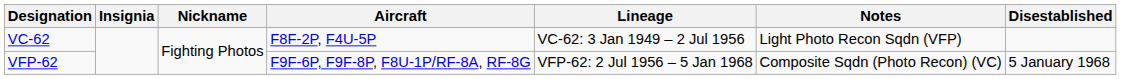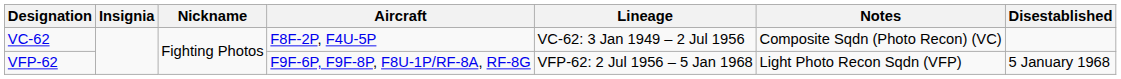(861, 39) Light Photo Recon Sqdn (VFP) -> (881, 39) Composite Sqdn (Photo Recon) (VC)
(881, 62) Composite Sqdn (Photo Recon) (VC) -> (861, 62) Light Photo Recon Sqdn (VFP)
